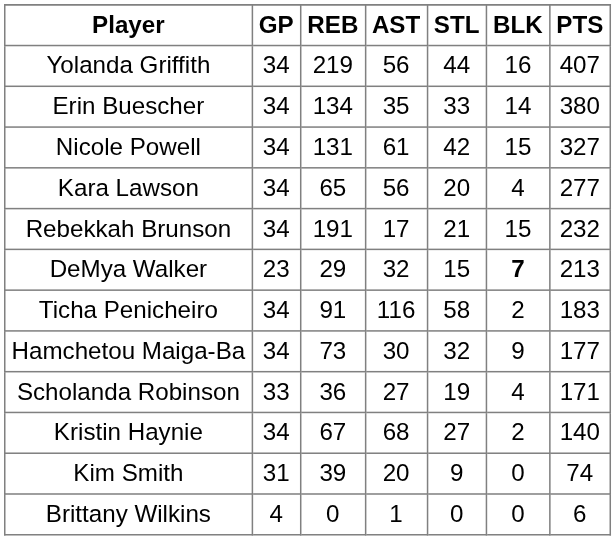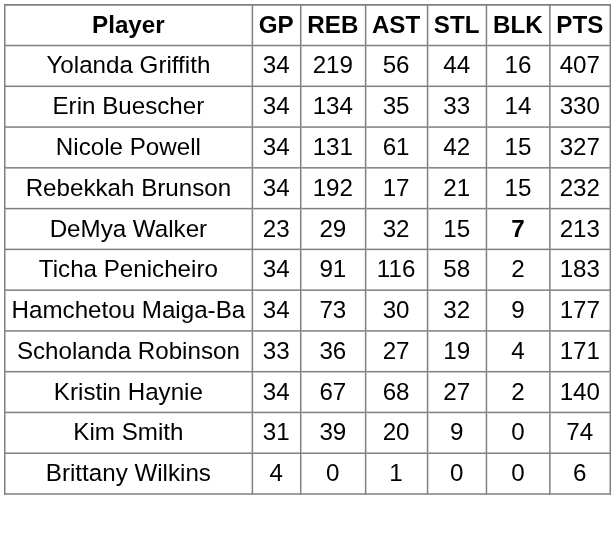(580, 106) 380 -> (580, 106) 330
- row: (128, 187)
(333, 228) 191 -> (333, 187) 192
